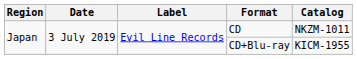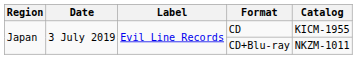(322, 29) NKZM-1011 -> (322, 29) KICM-1955
(322, 46) KICM-1955 -> (322, 46) NKZM-1011
